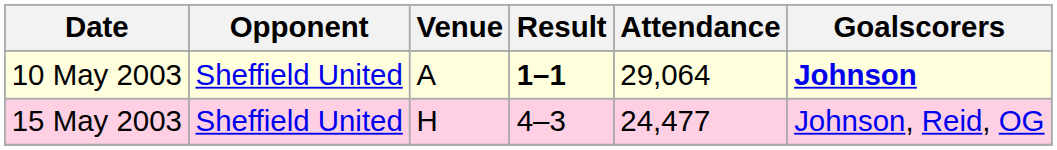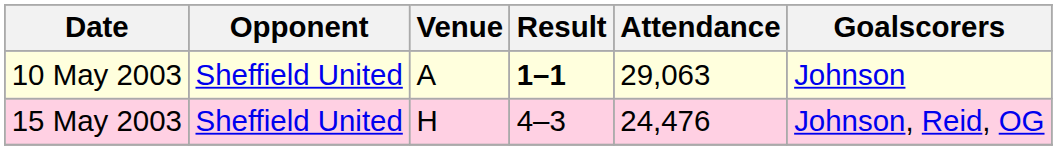(665, 74) 29,064 -> (665, 74) 29,063
(855, 74) bold -> (850, 74) normal
(665, 121) 24,477 -> (665, 121) 24,476
